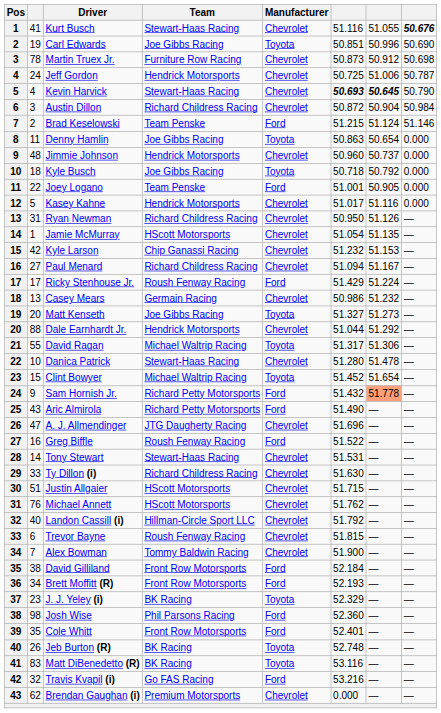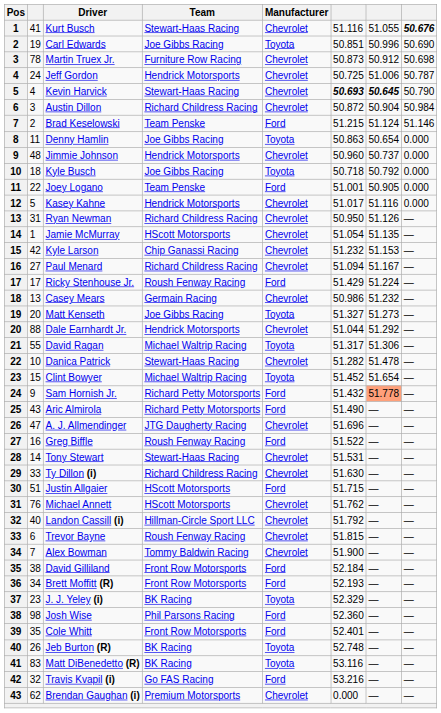(348, 362) 51.280 -> (348, 362) 51.282
(286, 489) Chevrolet -> (275, 489) Ford
